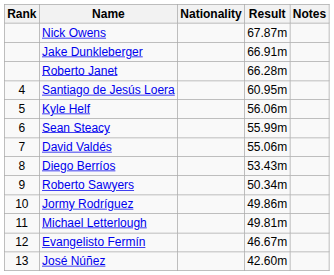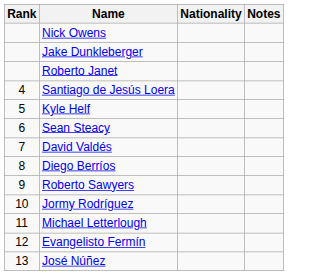- column: (267, 14)
